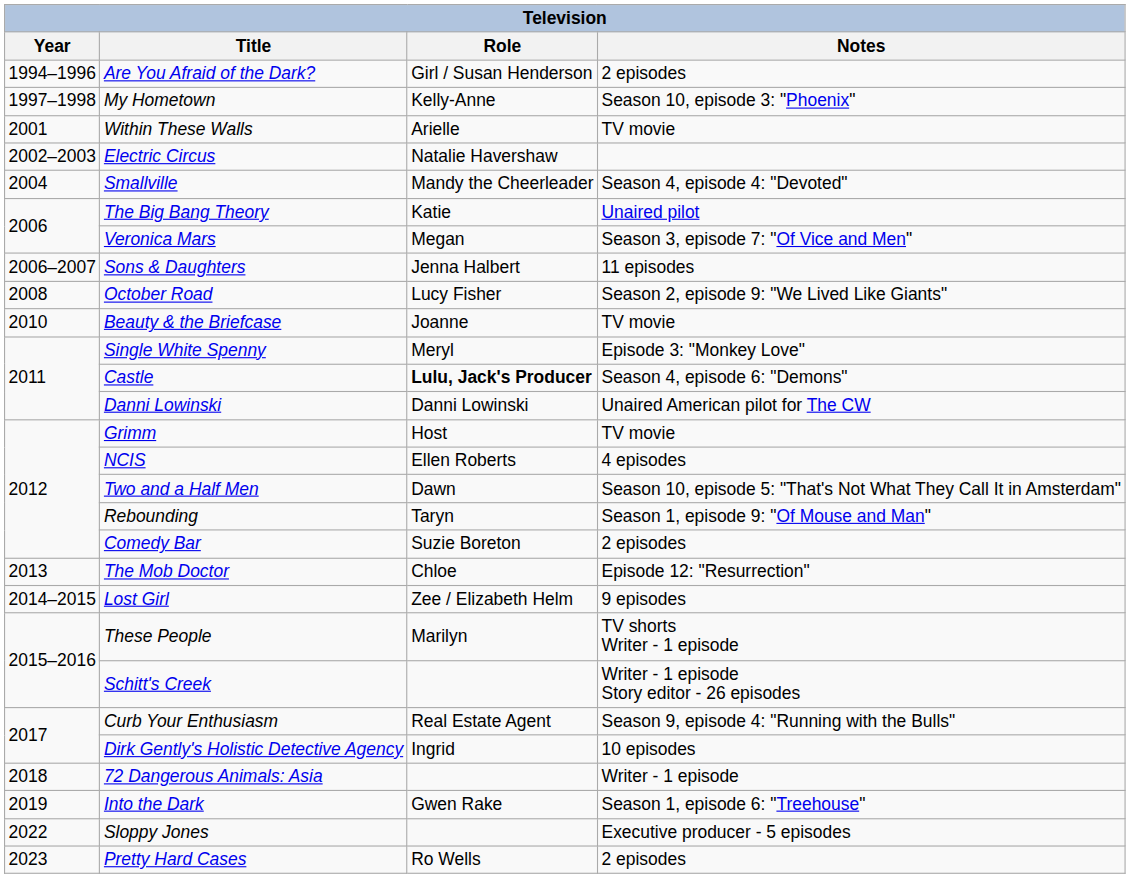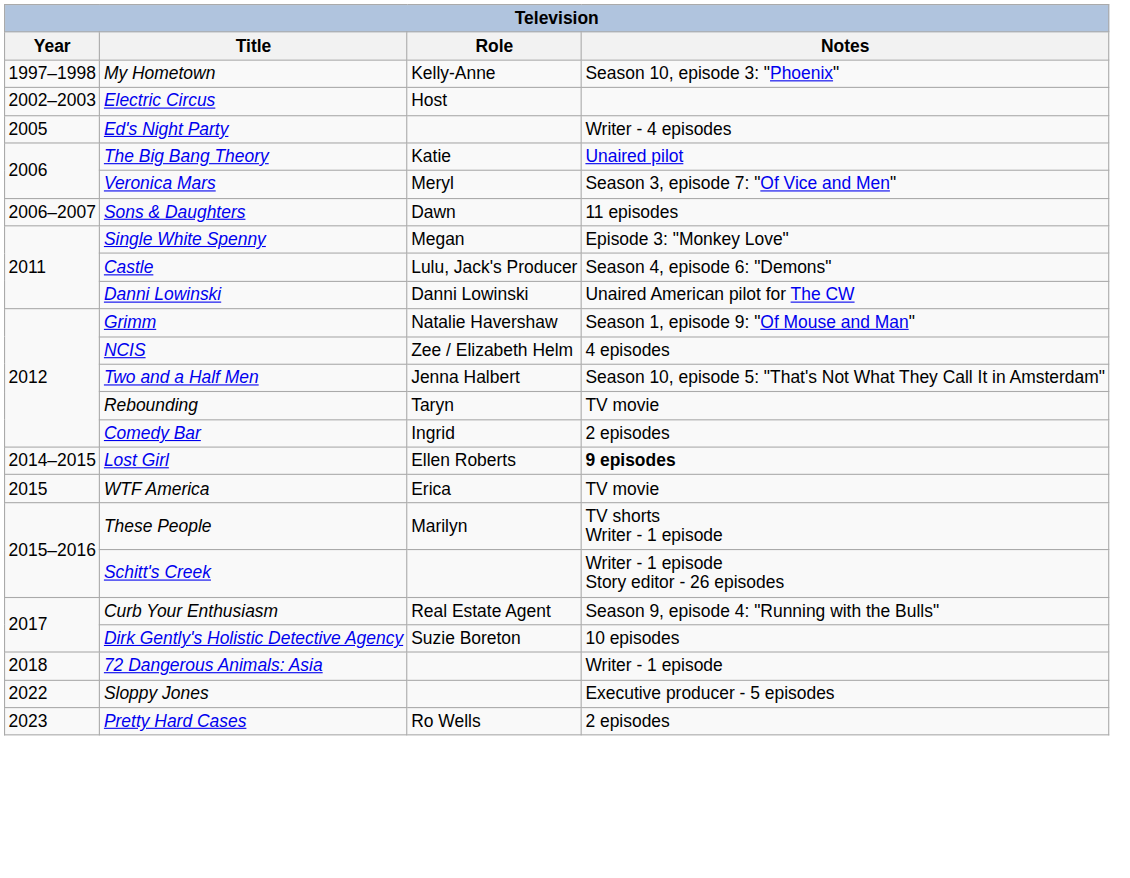- row: (210, 73)
- row: (178, 128)
(484, 156) Natalie Havershaw -> (429, 101) Host
- row: (141, 184)
+ row: (166, 128)
(438, 239) Megan -> (433, 184) Meryl
(465, 267) Jenna Halbert -> (433, 211) Dawn
- row: (158, 294)
- row: (193, 322)
(433, 350) Meryl -> (438, 239) Megan
(501, 377) bold -> (494, 267) normal
(429, 433) Host -> (484, 322) Natalie Havershaw
(638, 433) TV movie -> (750, 322) Season 1, episode 9: "Of Mouse and Man"
(464, 460) Ellen Roberts -> (492, 350) Zee / Elizabeth Helm
(433, 488) Dawn -> (465, 377) Jenna Halbert
(766, 516) Season 1, episode 9: "Of Mouse and Man" -> (622, 405) TV movie
(466, 543) Suzie Boreton -> (433, 433) Ingrid
- row: (166, 571)
(492, 599) Zee / Elizabeth Helm -> (464, 460) Ellen Roberts
(644, 599) normal -> (631, 460) bold
+ row: (157, 488)
(433, 749) Ingrid -> (466, 638) Suzie Boreton
- row: (154, 804)
